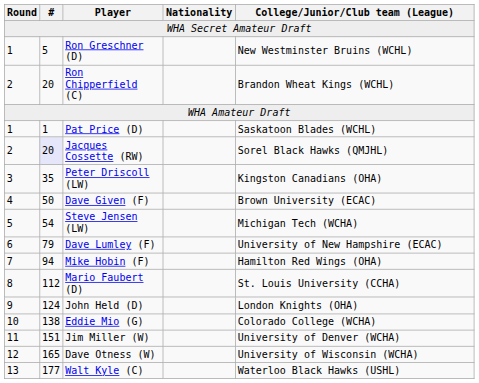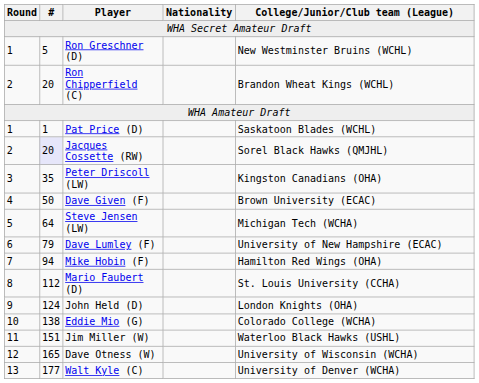(48, 223) 54 -> (48, 223) 64
(319, 338) University of Denver (WCHA) -> (319, 338) Waterloo Black Hawks (USHL)
(319, 371) Waterloo Black Hawks (USHL) -> (319, 371) University of Denver (WCHA)
